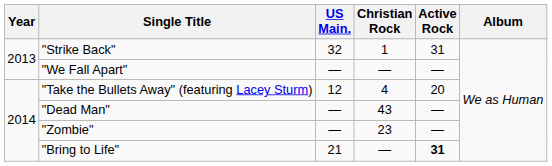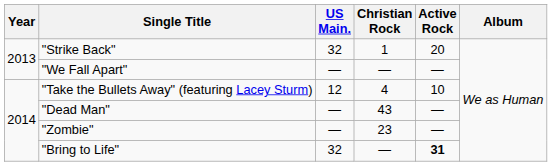(437, 49) 31 -> (437, 49) 20
(437, 89) 20 -> (437, 89) 10
(335, 150) 21 -> (335, 150) 32
